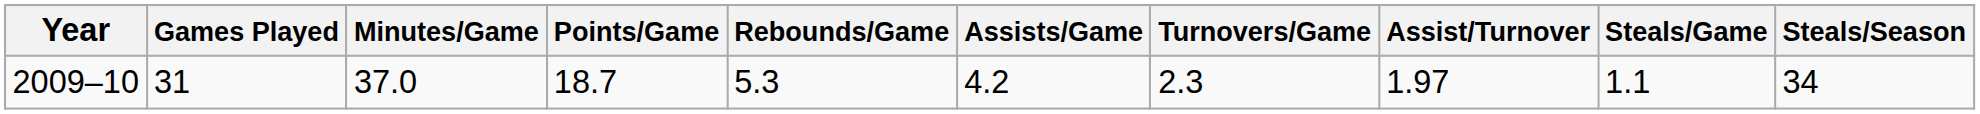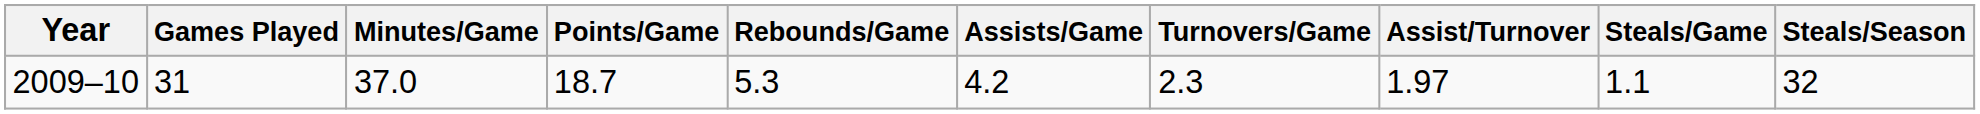(1801, 81) 34 -> (1801, 81) 32
